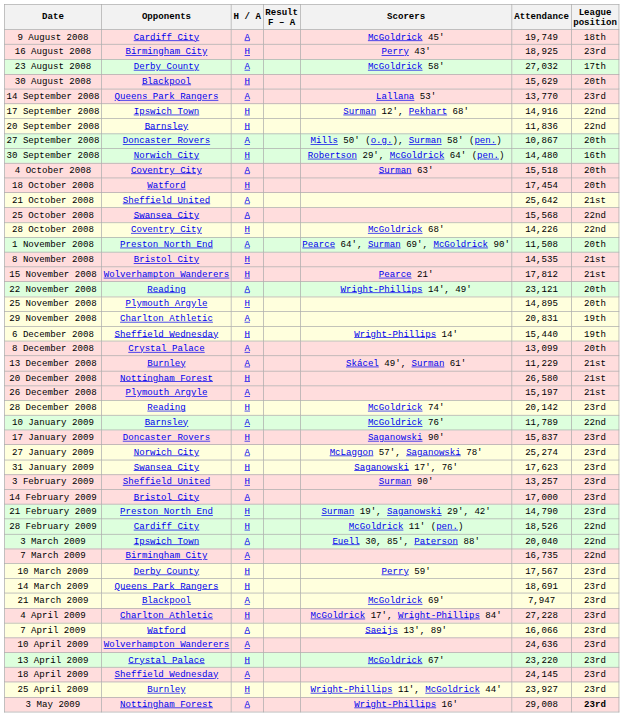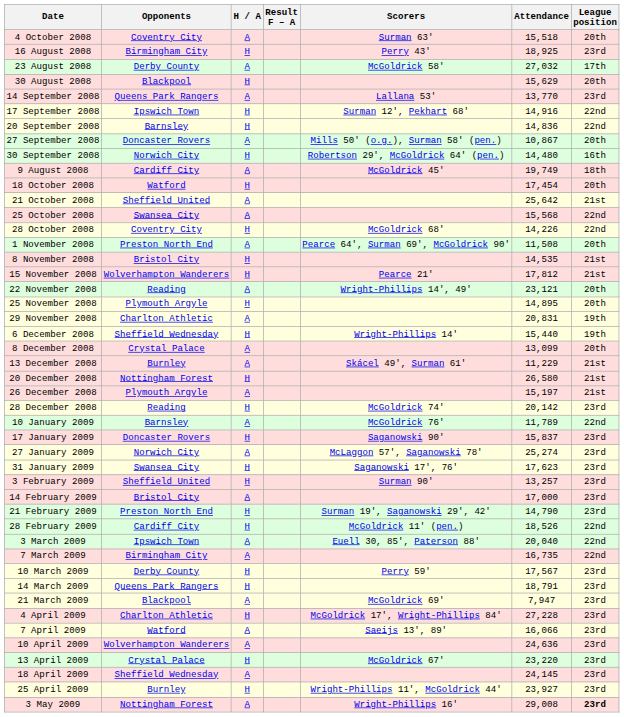rows swapped: (53, 37) <-> (53, 171)
(542, 126) 11,836 -> (542, 126) 14,836
(542, 586) 18,691 -> (542, 586) 18,791
